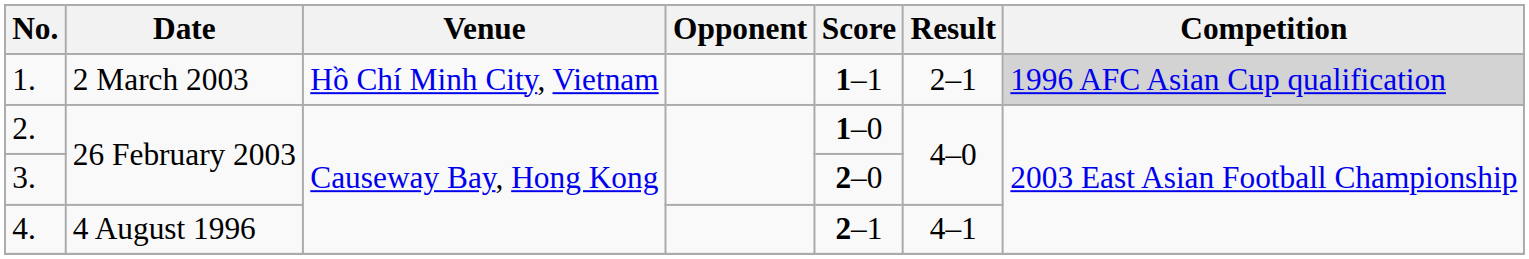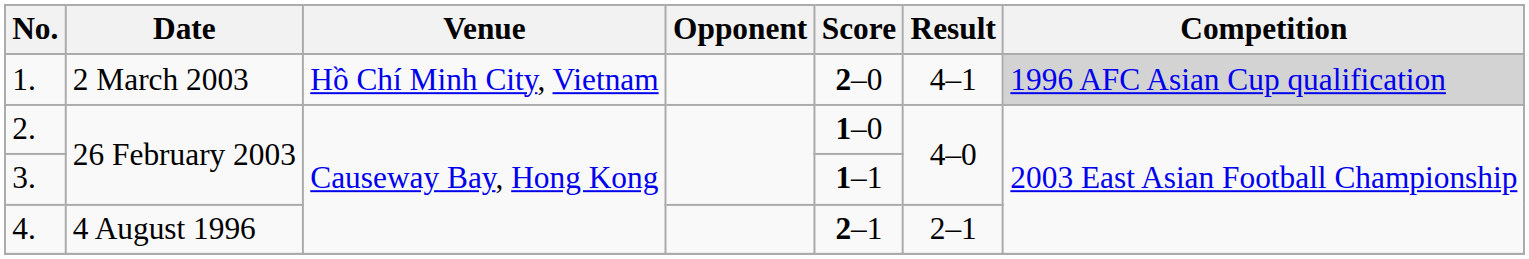(859, 79) 1–1 -> (859, 79) 2–0
(953, 79) 2–1 -> (953, 79) 4–1
(859, 178) 2–0 -> (859, 178) 1–1
(953, 228) 4–1 -> (953, 228) 2–1
